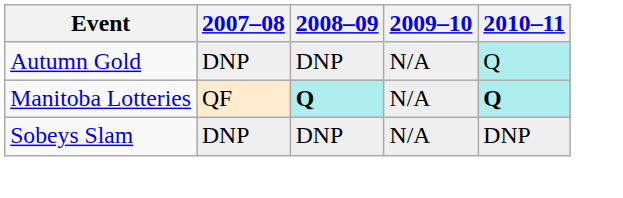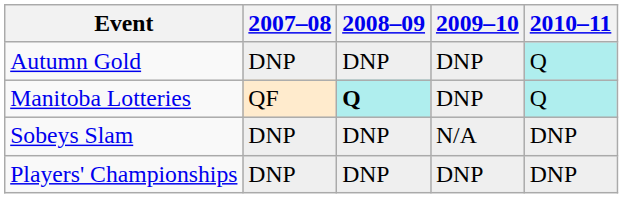(410, 60) N/A -> (460, 60) DNP
(410, 98) N/A -> (460, 98) DNP
(493, 98) bold -> (538, 98) normal
+ row: (124, 173)
